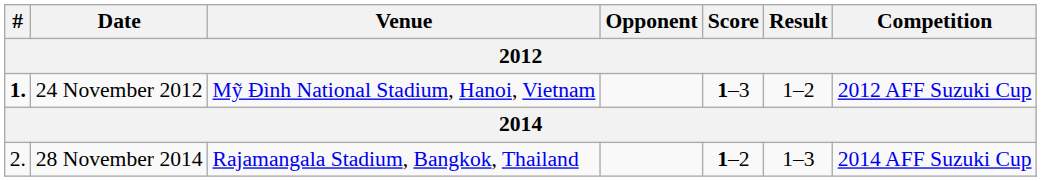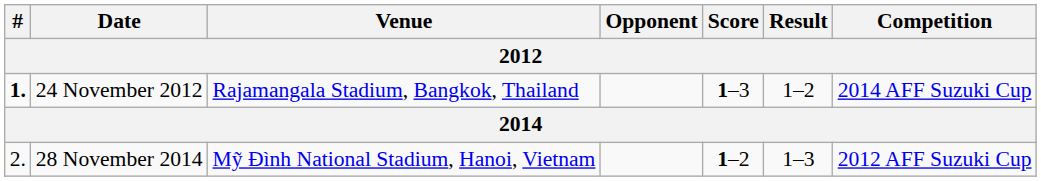(404, 90) Mỹ Đình National Stadium, Hanoi, Vietnam -> (396, 90) Rajamangala Stadium, Bangkok, Thailand
(935, 90) 2012 AFF Suzuki Cup -> (935, 90) 2014 AFF Suzuki Cup
(396, 158) Rajamangala Stadium, Bangkok, Thailand -> (404, 158) Mỹ Đình National Stadium, Hanoi, Vietnam
(935, 158) 2014 AFF Suzuki Cup -> (935, 158) 2012 AFF Suzuki Cup
